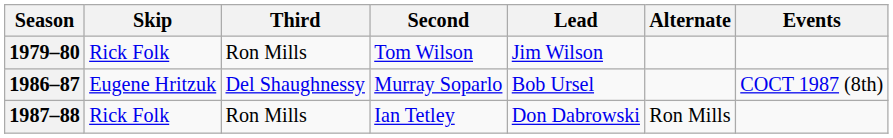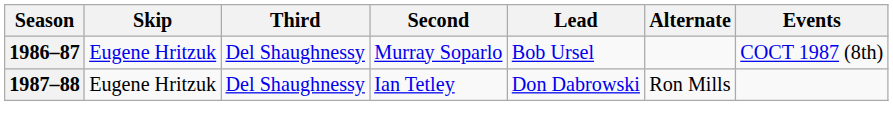- row: (45, 52)
(129, 116) Rick Folk -> (153, 84) Eugene Hritzuk
(266, 116) Ron Mills -> (295, 84) Del Shaughnessy
